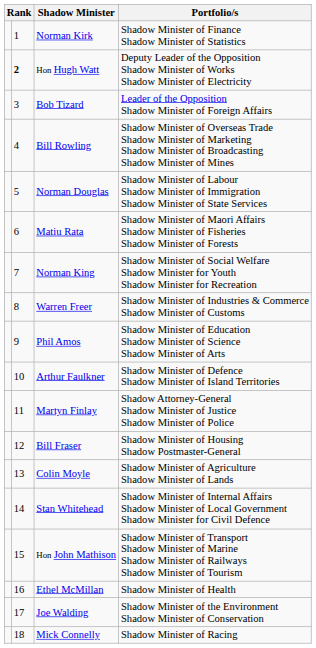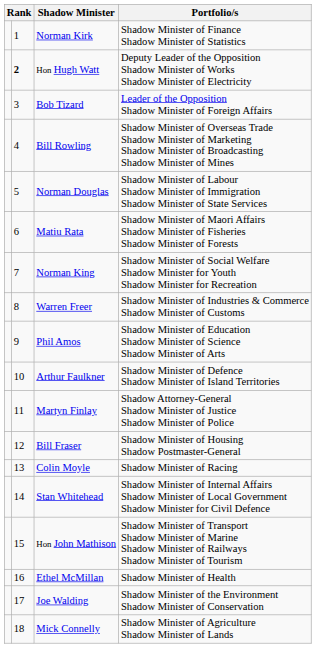(188, 474) Shadow Minister of Agriculture Shadow Minister of Lands -> (179, 468) Shadow Minister of Racing
(179, 635) Shadow Minister of Racing -> (188, 629) Shadow Minister of Agriculture Shadow Minister of Lands
